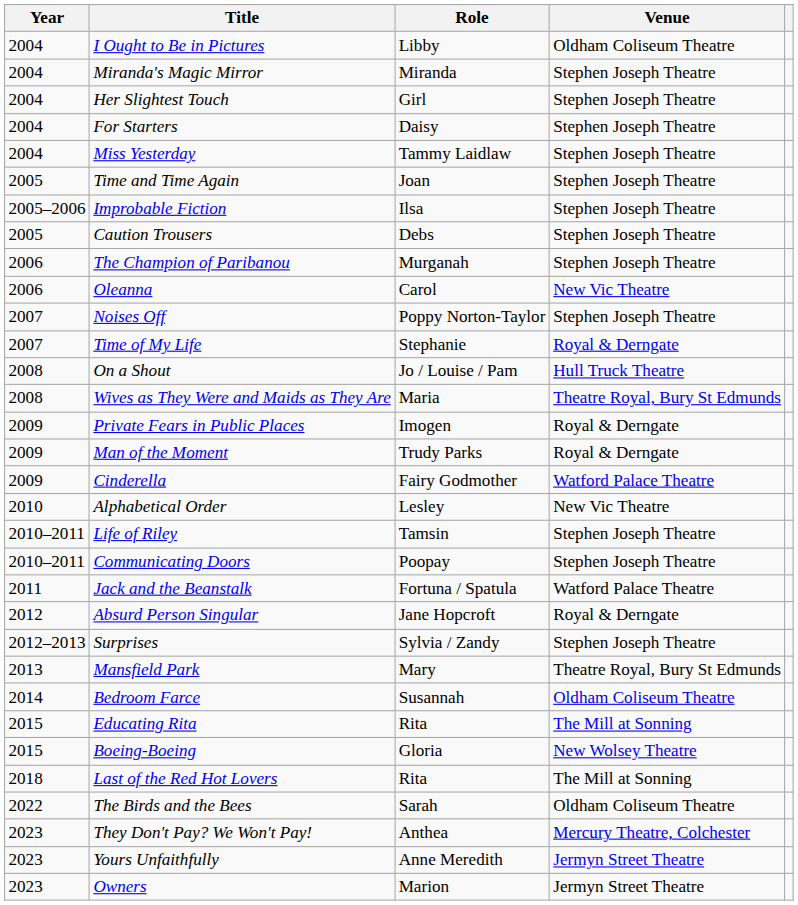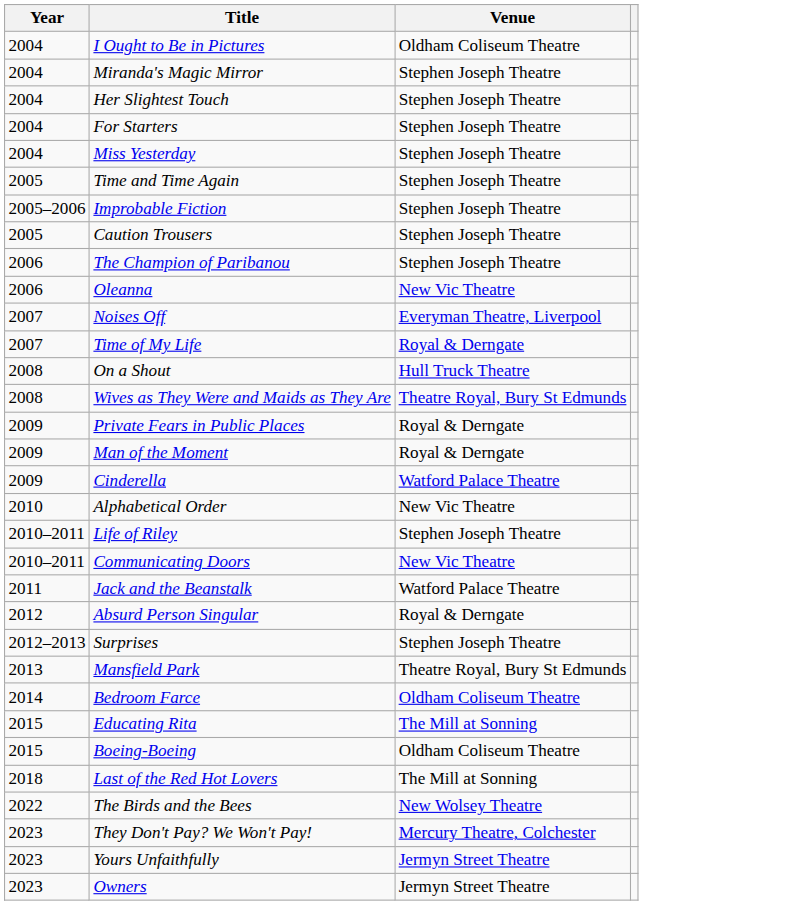- column: (472, 18)
(634, 316) Stephen Joseph Theatre -> (500, 316) Everyman Theatre, Liverpool
(634, 561) Stephen Joseph Theatre -> (457, 561) New Vic Theatre
(625, 751) New Wolsey Theatre -> (489, 751) Oldham Coliseum Theatre
(644, 805) Oldham Coliseum Theatre -> (470, 805) New Wolsey Theatre
